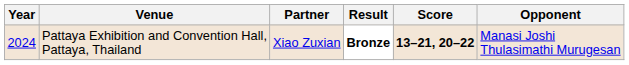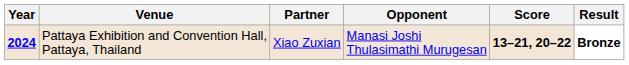columns swapped: (550, 15) <-> (368, 15)
(22, 42) normal -> (22, 42) bold
